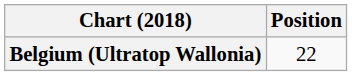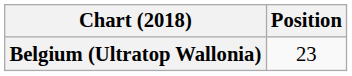(306, 53) 22 -> (306, 53) 23
